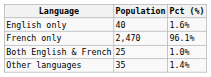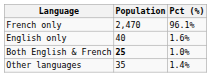rows swapped: (34, 38) <-> (36, 25)
(120, 52) normal -> (120, 52) bold
